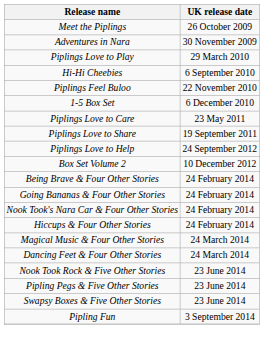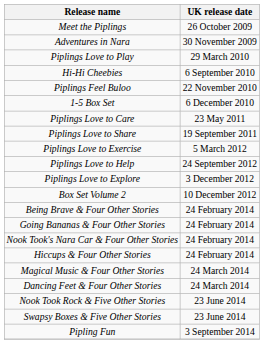+ row: (92, 149)
+ row: (92, 179)
- row: (92, 286)
